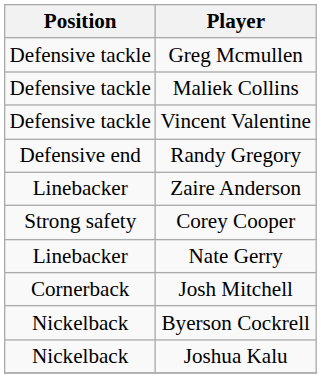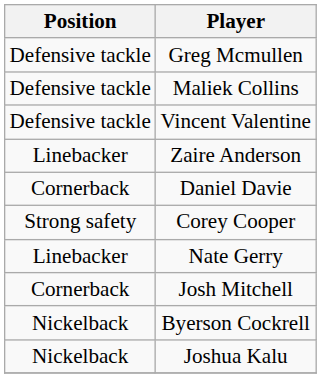- row: (236, 155)
+ row: (236, 188)
